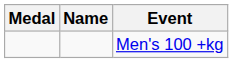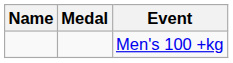columns swapped: (32, 18) <-> (86, 18)
